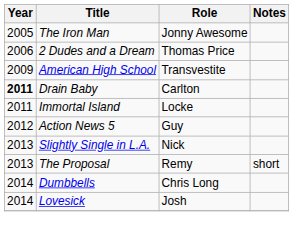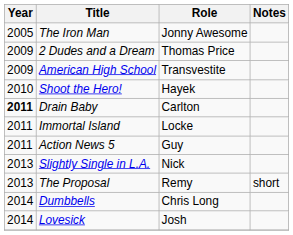(20, 51) 2006 -> (20, 51) 2009
+ row: (80, 88)
(20, 126) 2012 -> (20, 145) 2011
